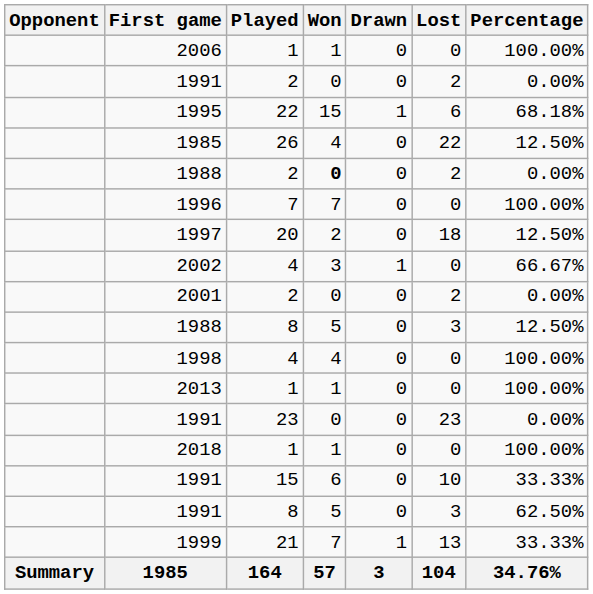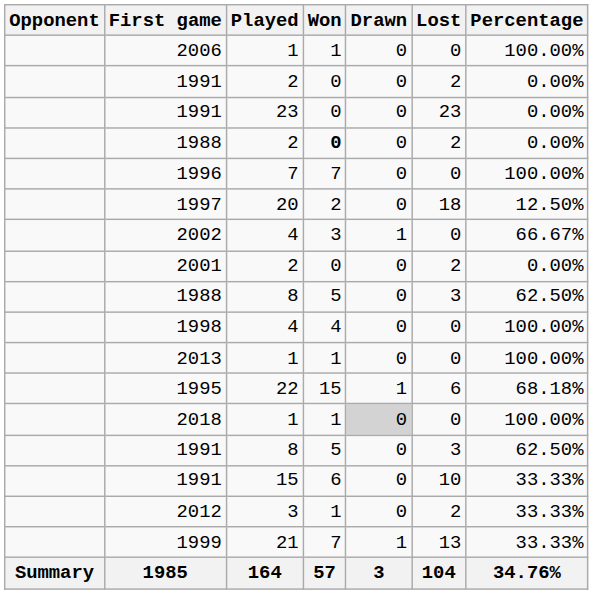rows swapped: (199, 419) <-> (199, 112)
- row: (199, 143)
(550, 327) 12.50% -> (550, 297) 62.50%
(401, 450) no background -> (401, 419) lightgrey background
rows swapped: (199, 481) <-> (199, 512)
+ row: (199, 512)
